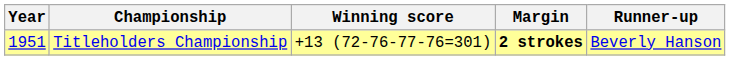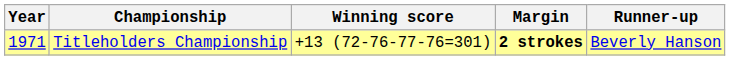(27, 43) 1951 -> (27, 43) 1971
